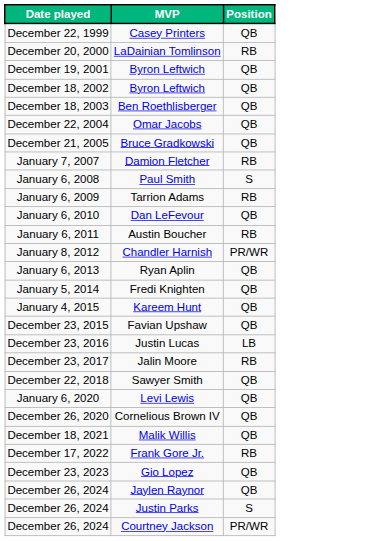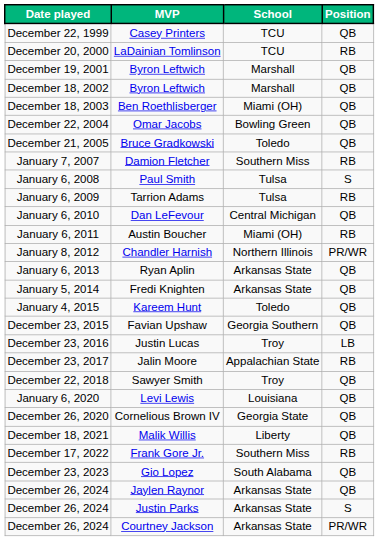+ column: (273, 14)
